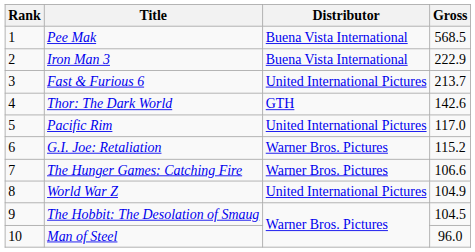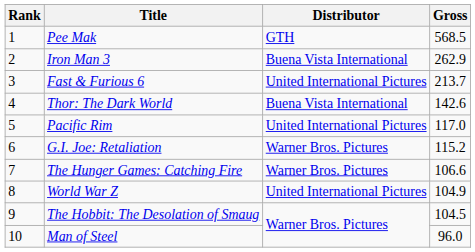(337, 37) Buena Vista International -> (280, 37) GTH
(450, 59) 222.9 -> (450, 59) 262.9
(280, 103) GTH -> (337, 103) Buena Vista International
